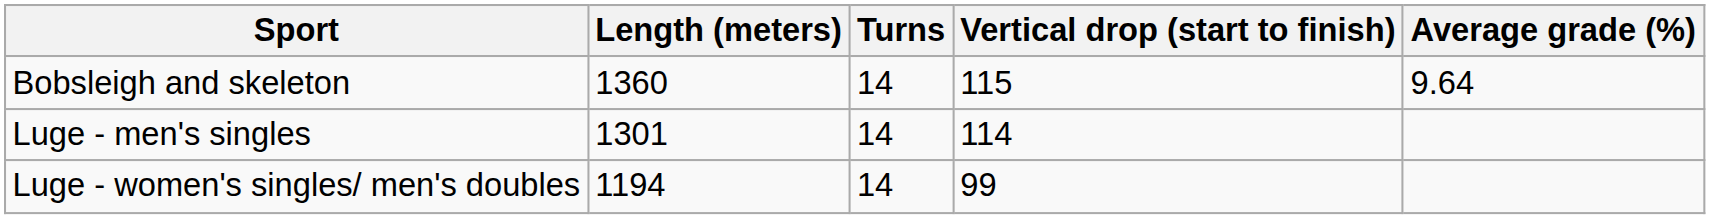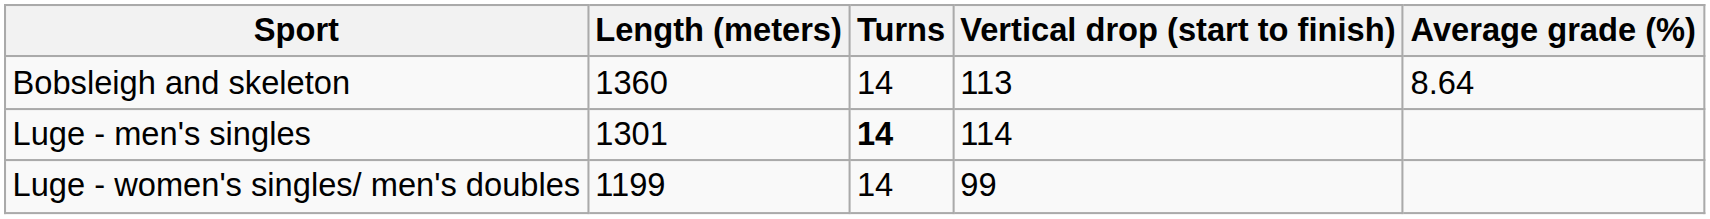(986, 82) 115 -> (986, 82) 113
(1442, 82) 9.64 -> (1442, 82) 8.64
(875, 133) normal -> (875, 133) bold
(630, 185) 1194 -> (630, 185) 1199
